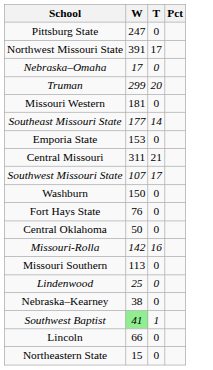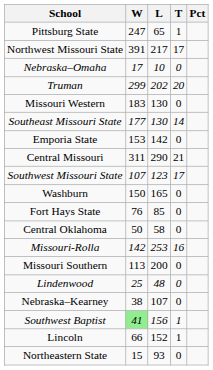+ column: (159, 13)
(156, 31) 0 -> (179, 31) 1
(137, 103) 181 -> (137, 103) 183
(156, 337) 0 -> (179, 337) 1
